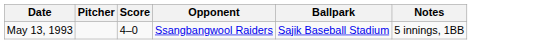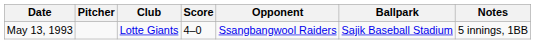+ column: (149, 13)
